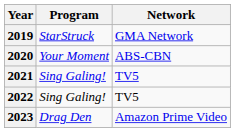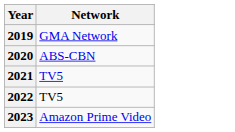- column: (74, 14)
